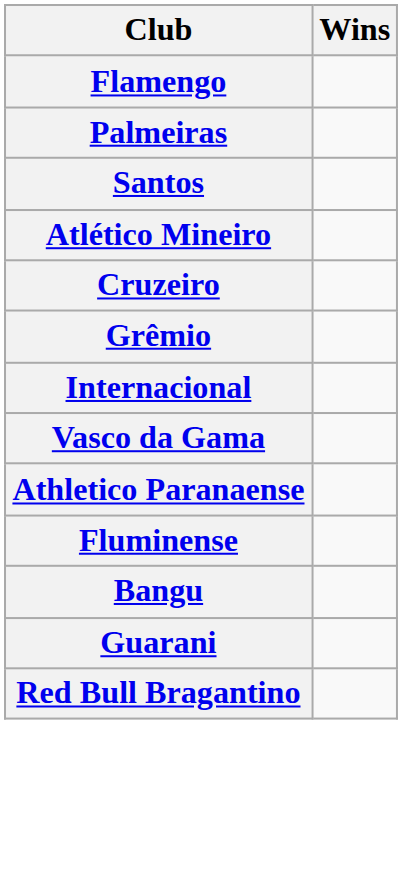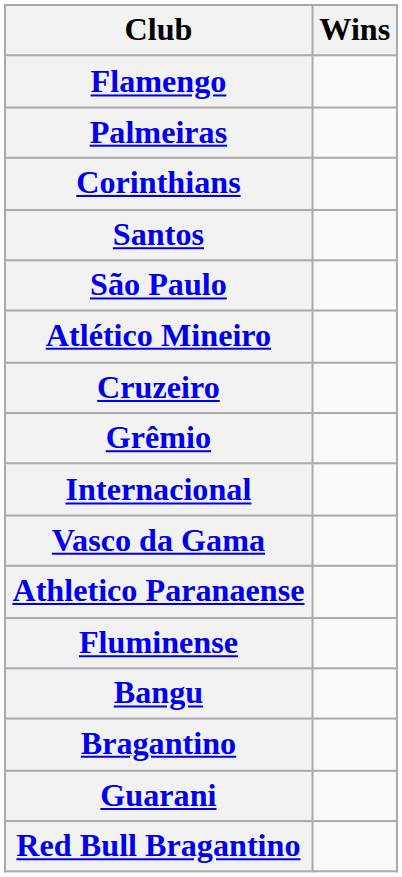+ row: (158, 183)
+ row: (158, 285)
+ row: (158, 744)
